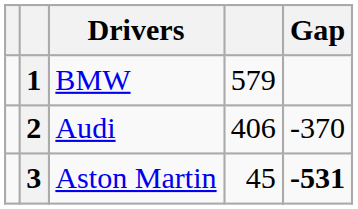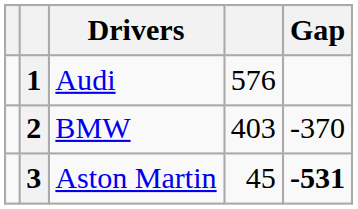(93, 79) BMW -> (85, 79) Audi
(253, 79) 579 -> (253, 79) 576
(85, 128) Audi -> (93, 128) BMW
(253, 128) 406 -> (253, 128) 403
